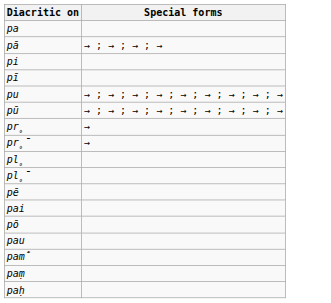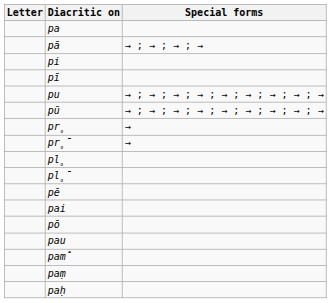+ column: (25, 13)
